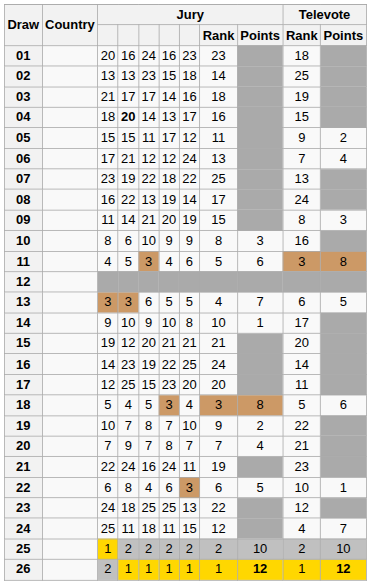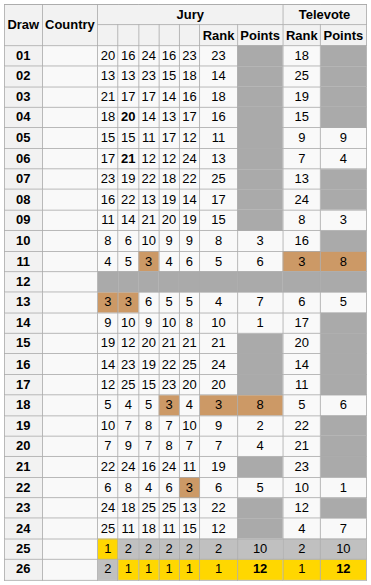(343, 138) 2 -> (343, 138) 9
(128, 158) normal -> (128, 158) bold
